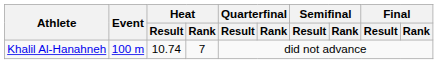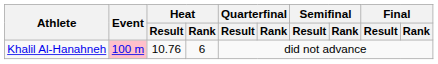(128, 50) no background -> (128, 50) pink background
(166, 50) 10.74 -> (166, 50) 10.76
(202, 50) 7 -> (202, 50) 6
